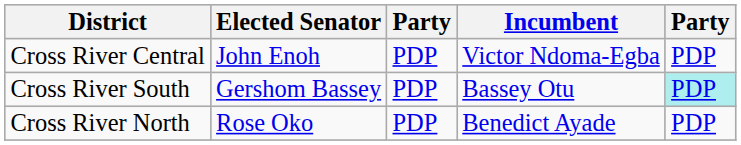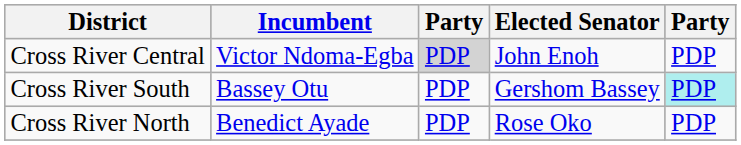columns swapped: (561, 21) <-> (299, 21)
(415, 55) no background -> (447, 55) lightgrey background
